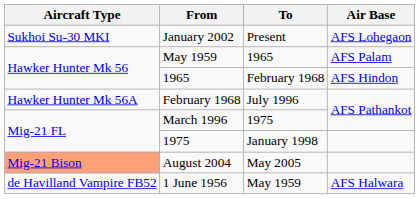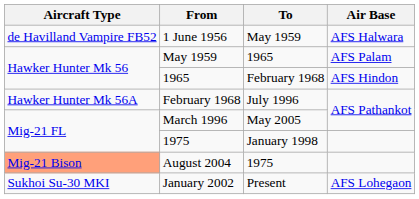rows swapped: (195, 183) <-> (198, 36)
(260, 120) 1975 -> (274, 120) May 2005
(274, 162) May 2005 -> (260, 162) 1975
